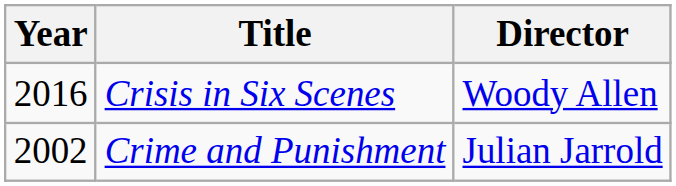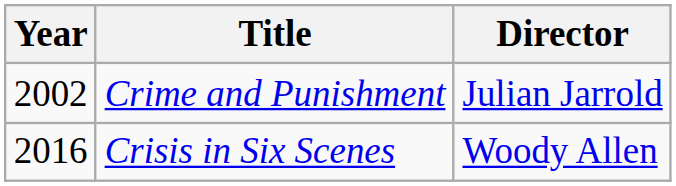rows swapped: (275, 151) <-> (250, 92)
